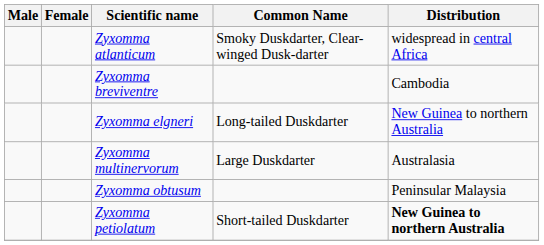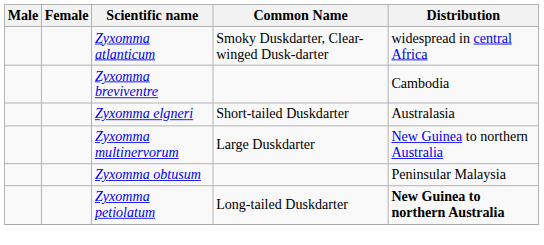(282, 122) Long-tailed Duskdarter -> (282, 114) Short-tailed Duskdarter
(460, 122) New Guinea to northern Australia -> (423, 114) Australasia
(423, 160) Australasia -> (460, 144) New Guinea to northern Australia
(282, 220) Short-tailed Duskdarter -> (282, 205) Long-tailed Duskdarter
